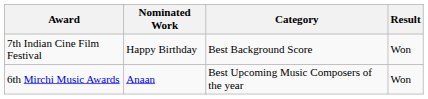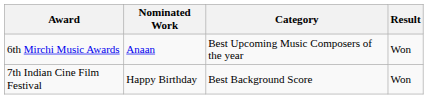rows swapped: (63, 79) <-> (53, 49)
